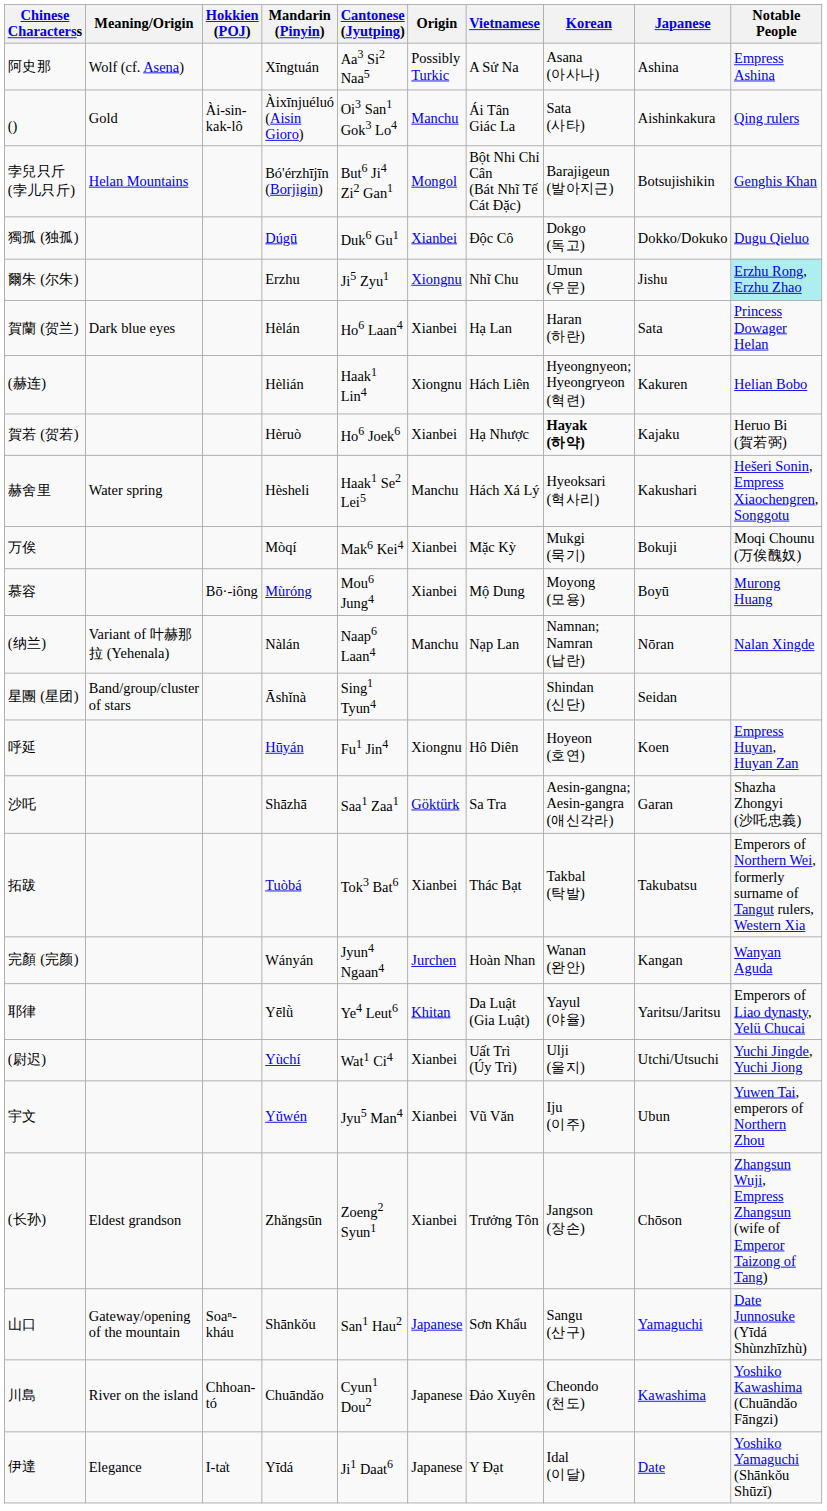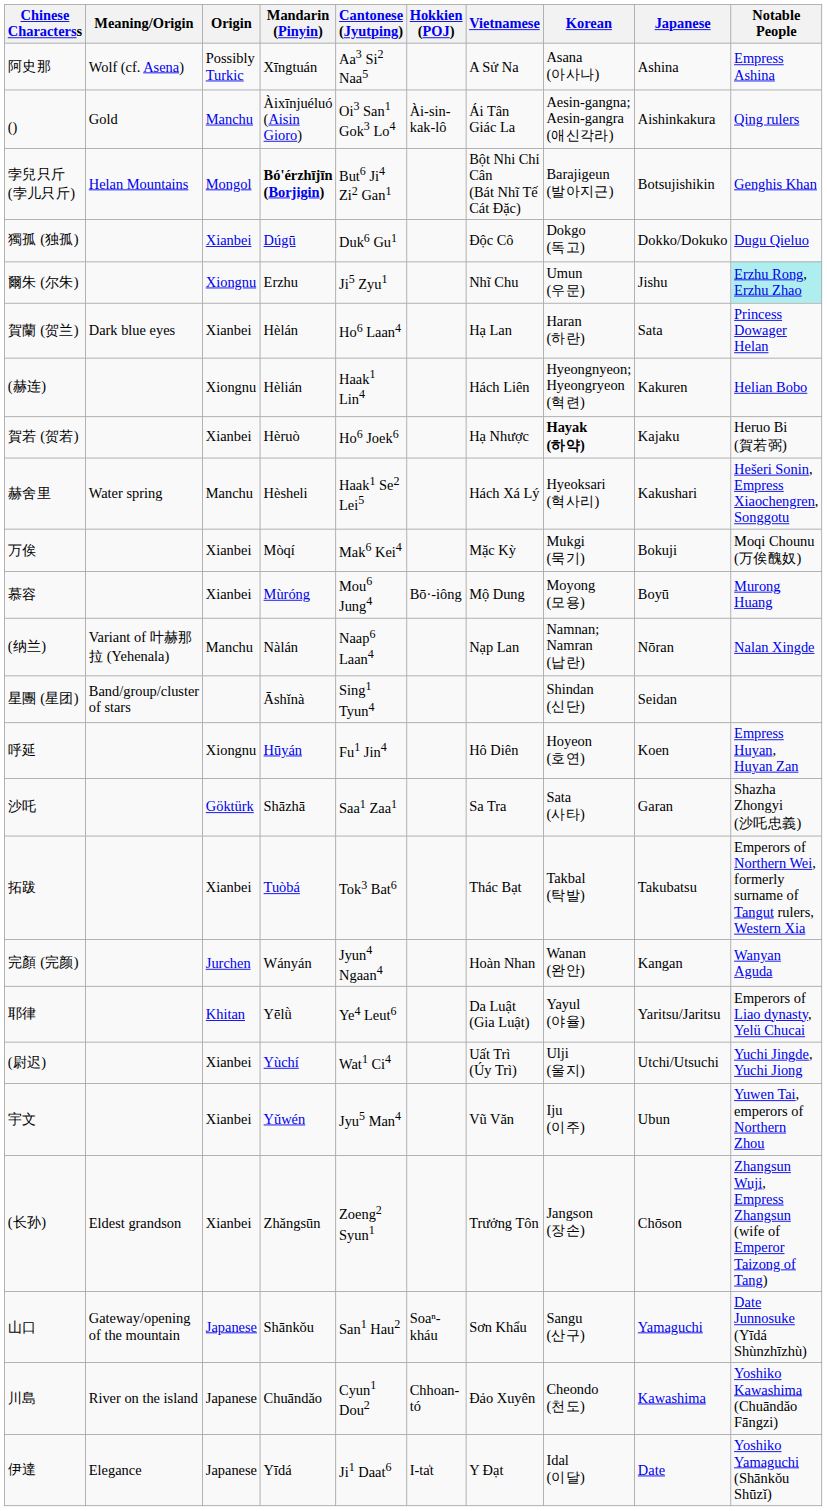columns swapped: (437, 24) <-> (232, 24)
(566, 117) Sata (사타) -> (588, 118) Aesin-gangna; Aesin-gangra (애신각라)
(297, 181) normal -> (298, 184) bold
(588, 803) Aesin-gangna; Aesin-gangra (애신각라) -> (566, 806) Sata (사타)
